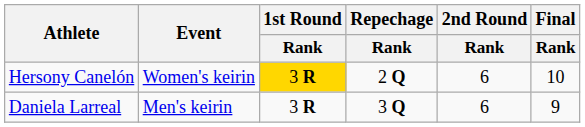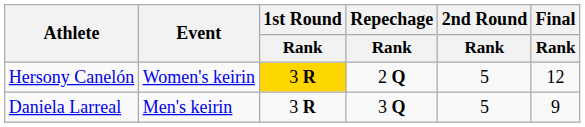(484, 77) 6 -> (484, 77) 5
(556, 77) 10 -> (556, 77) 12
(484, 107) 6 -> (484, 107) 5
